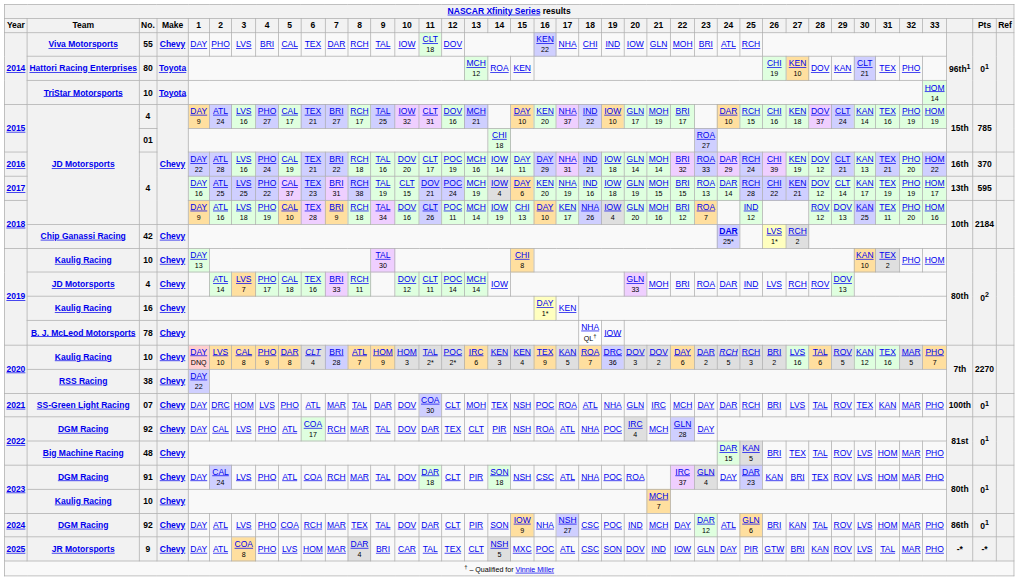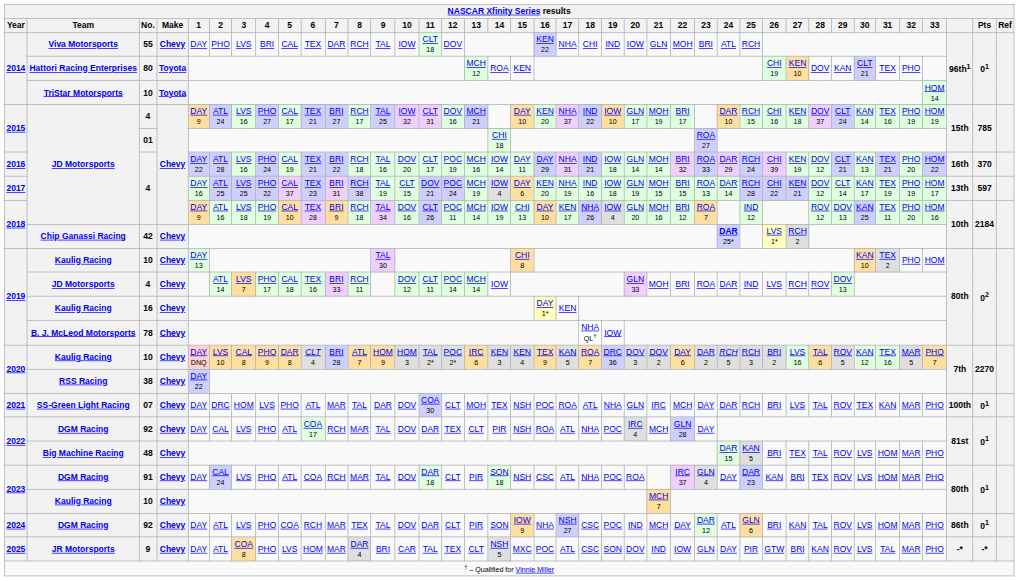(985, 188) 595 -> (985, 188) 597
